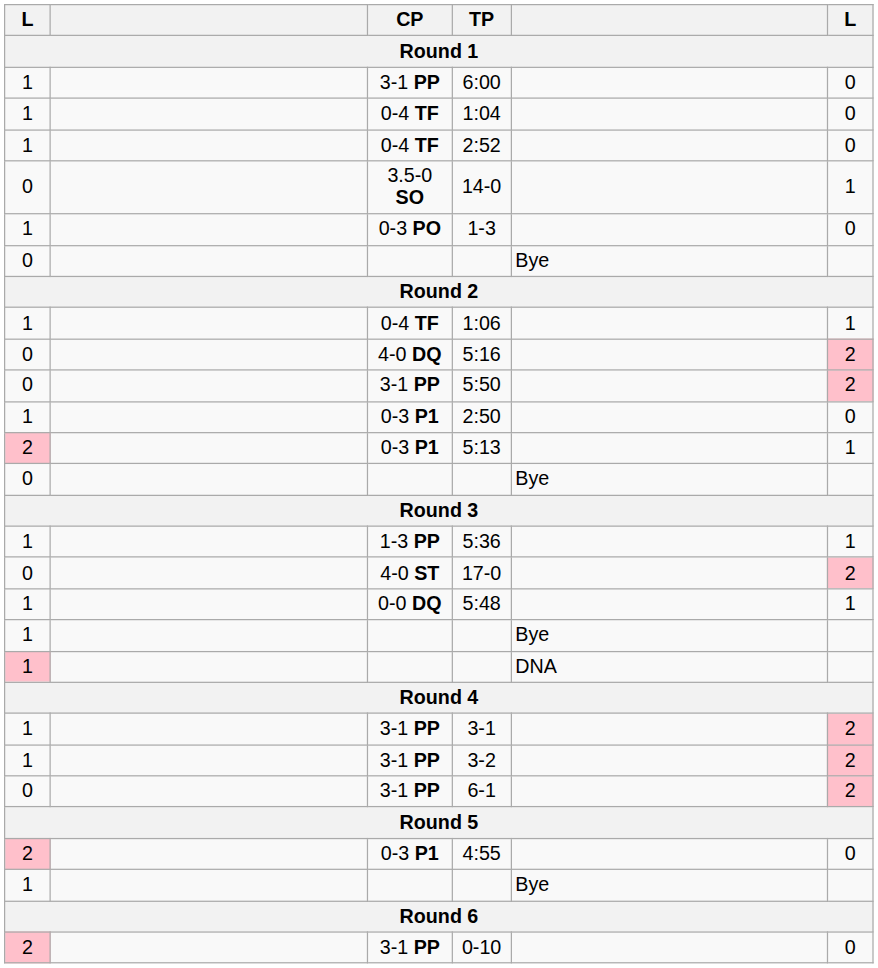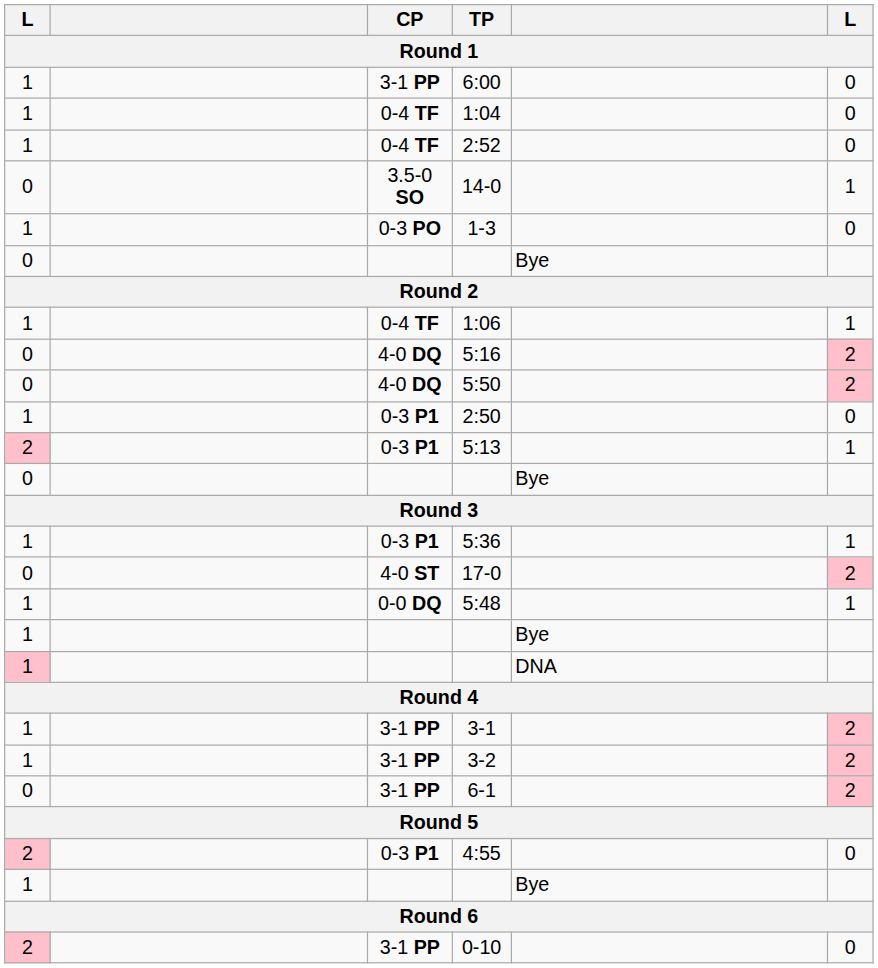(410, 385) 3-1 PP -> (410, 385) 4-0 DQ
(410, 541) 1-3 PP -> (410, 541) 0-3 P1
